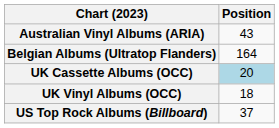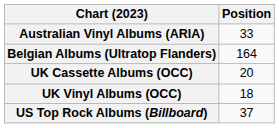(247, 34) 43 -> (247, 34) 33
(247, 73) lightblue background -> (247, 73) no background
